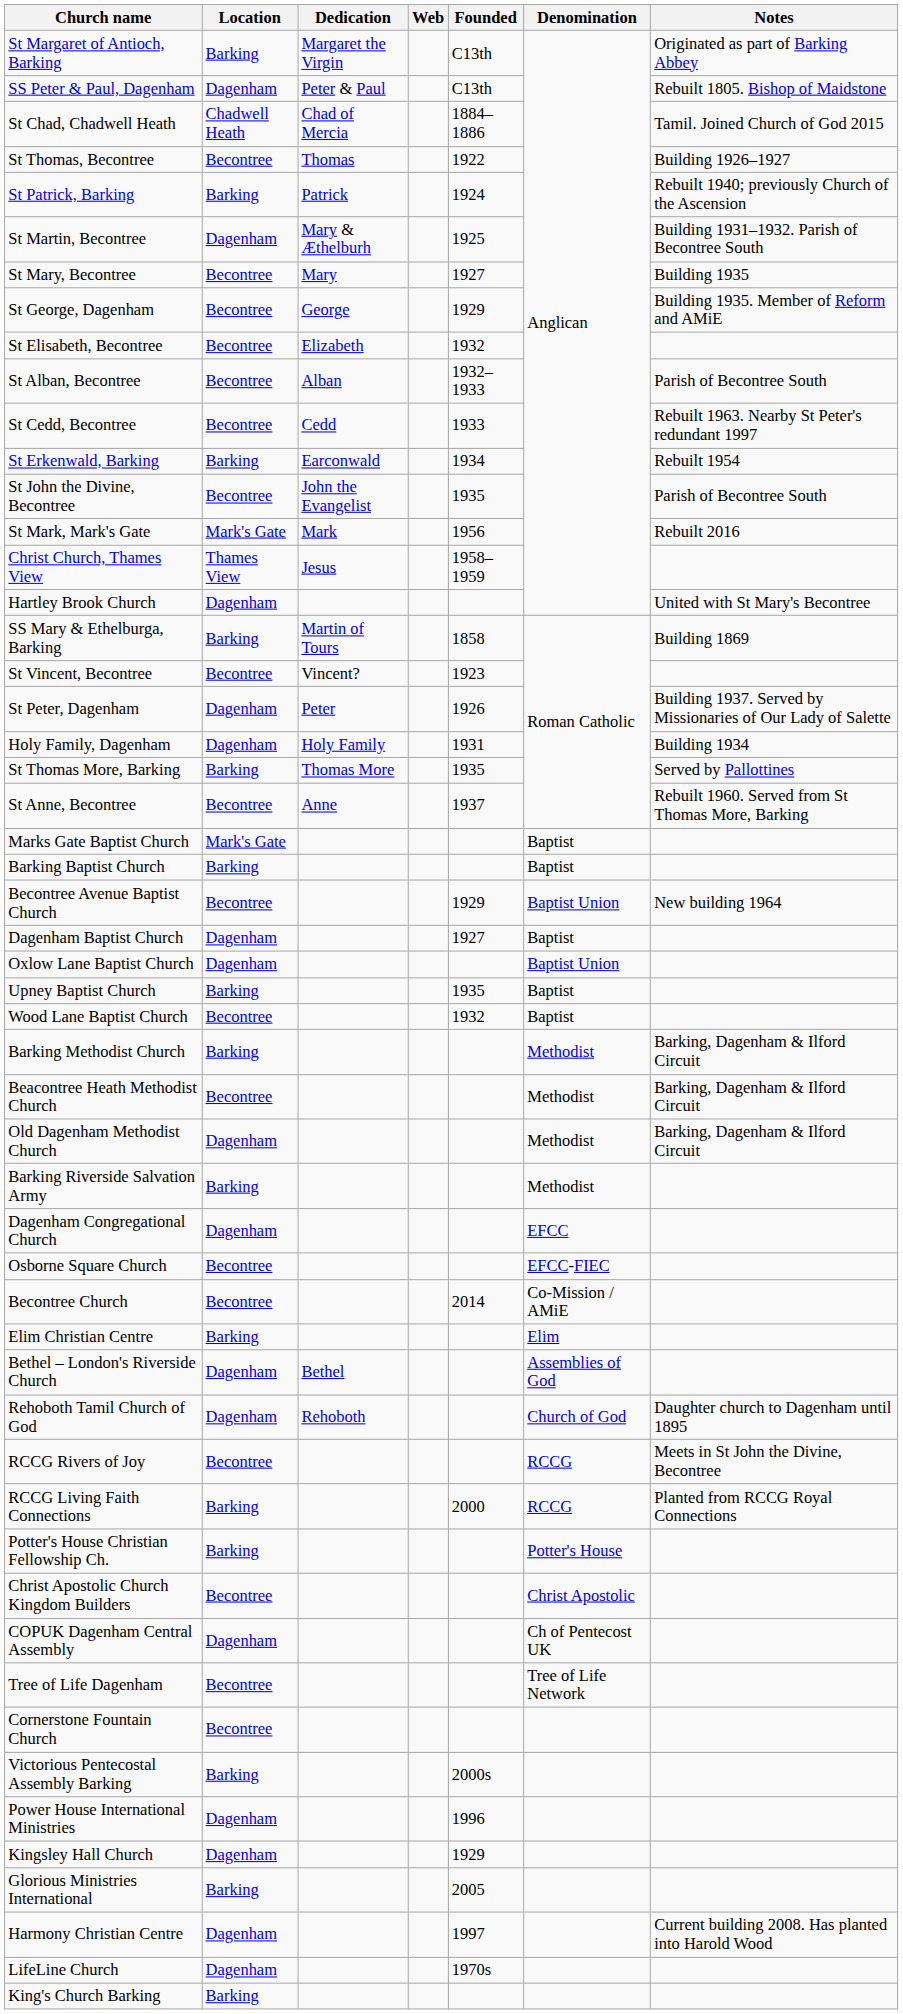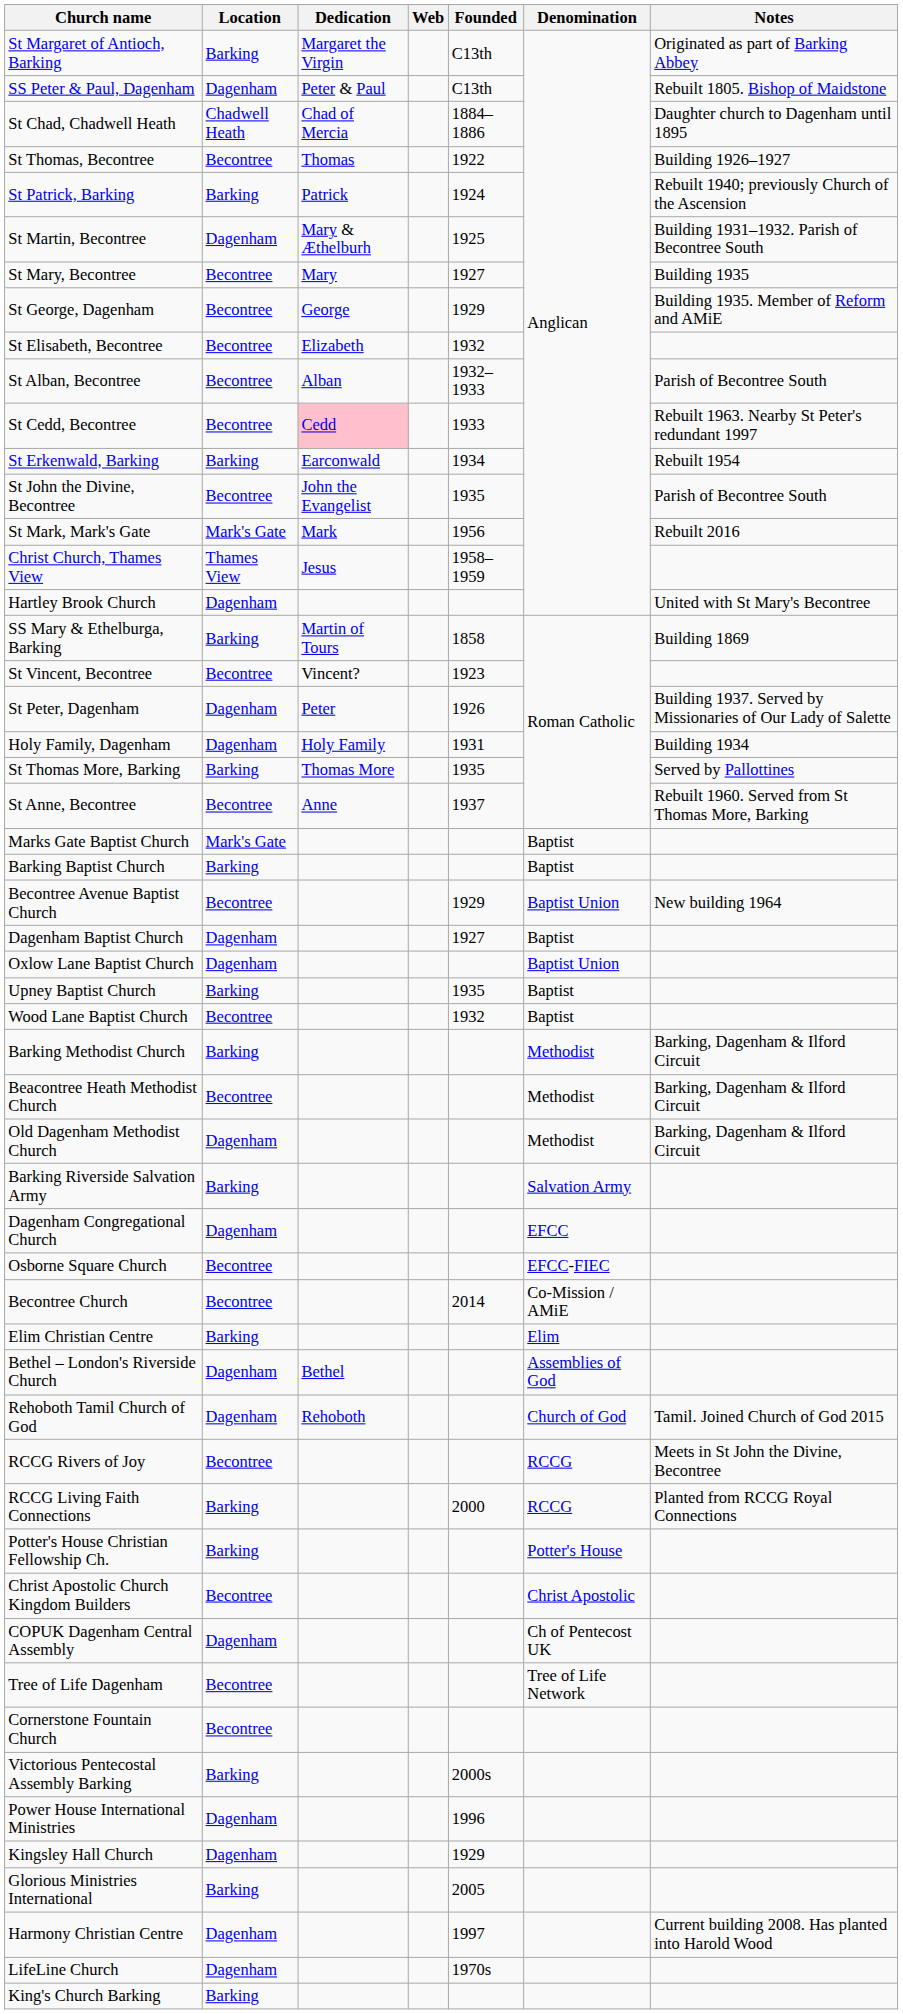(769, 123) Tamil. Joined Church of God 2015 -> (773, 123) Daughter church to Dagenham until 1895
(319, 425) no background -> (319, 425) pink background
(561, 1185) Methodist -> (579, 1185) Salvation Army
(773, 1416) Daughter church to Dagenham until 1895 -> (769, 1416) Tamil. Joined Church of God 2015
